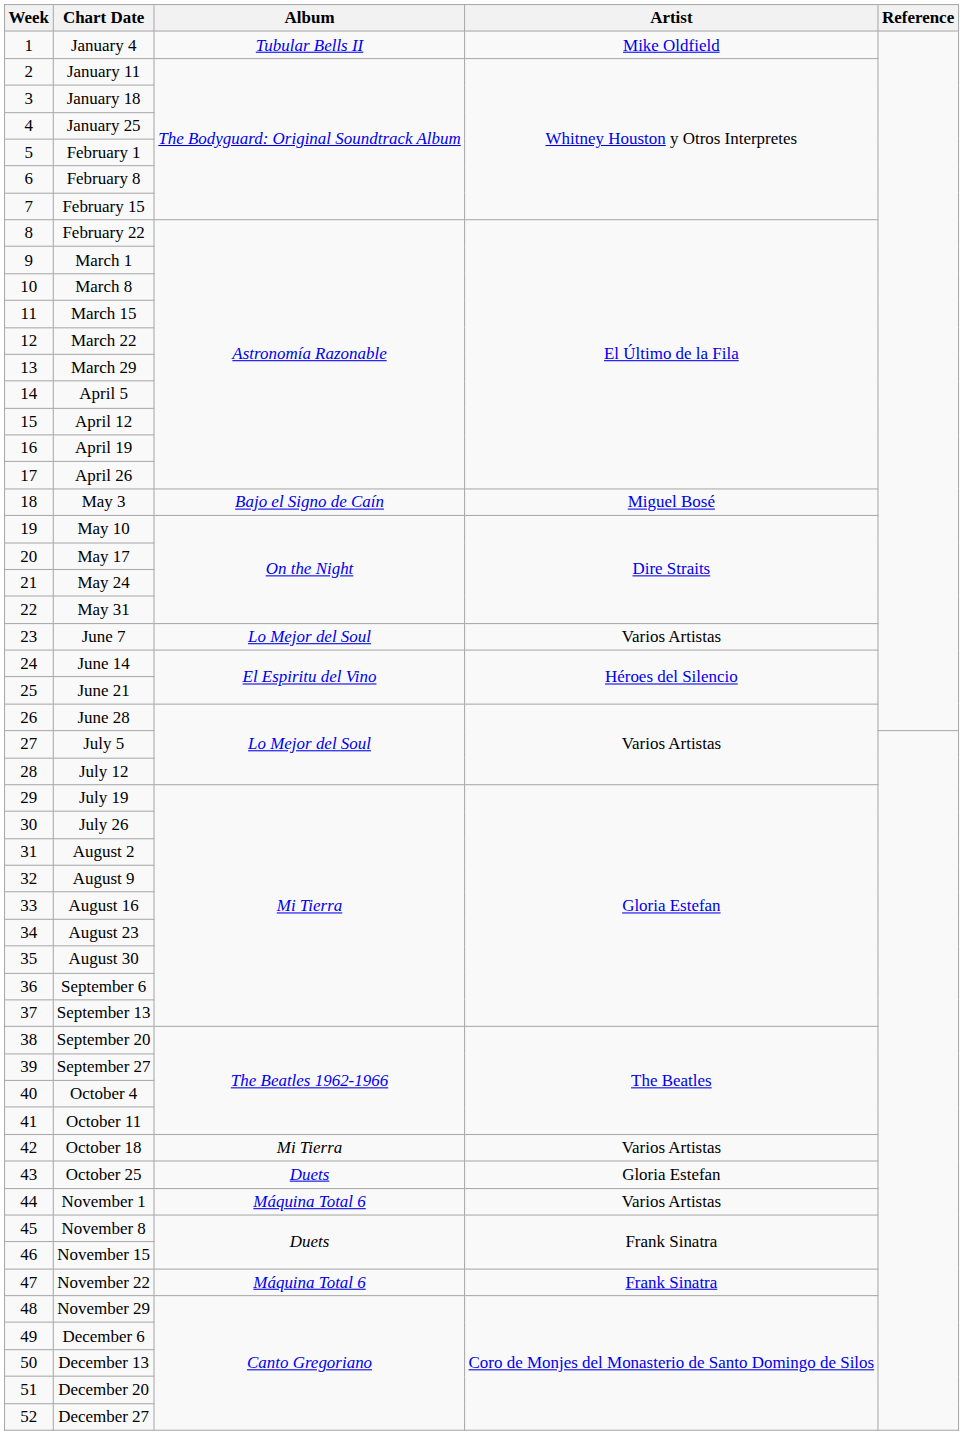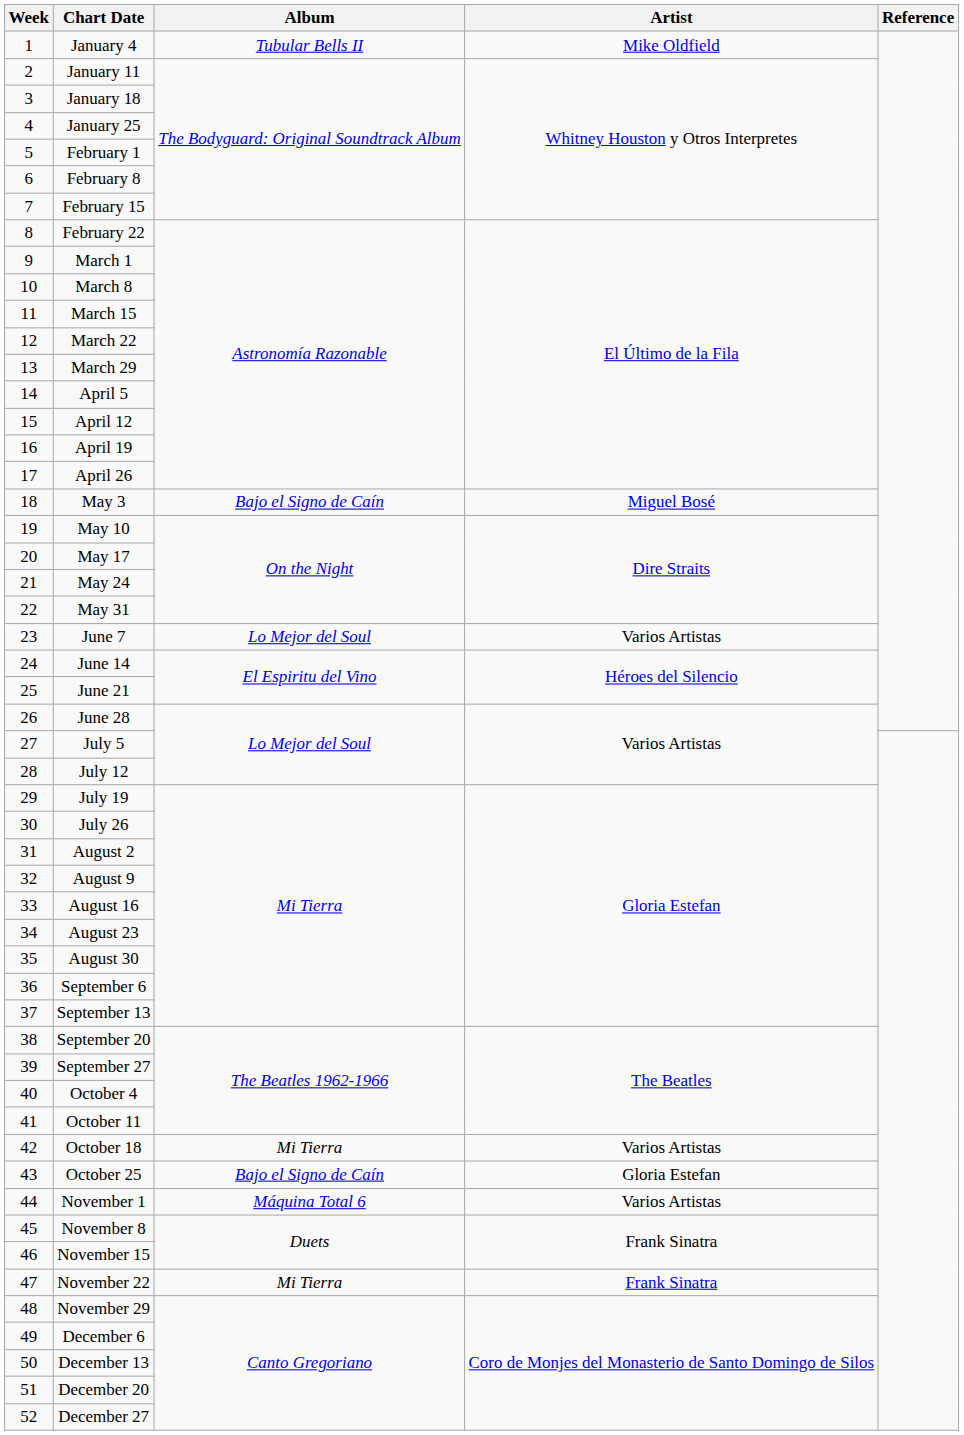(310, 1174) Duets -> (310, 1174) Bajo el Signo de Caín
(310, 1282) Máquina Total 6 -> (310, 1282) Mi Tierra
